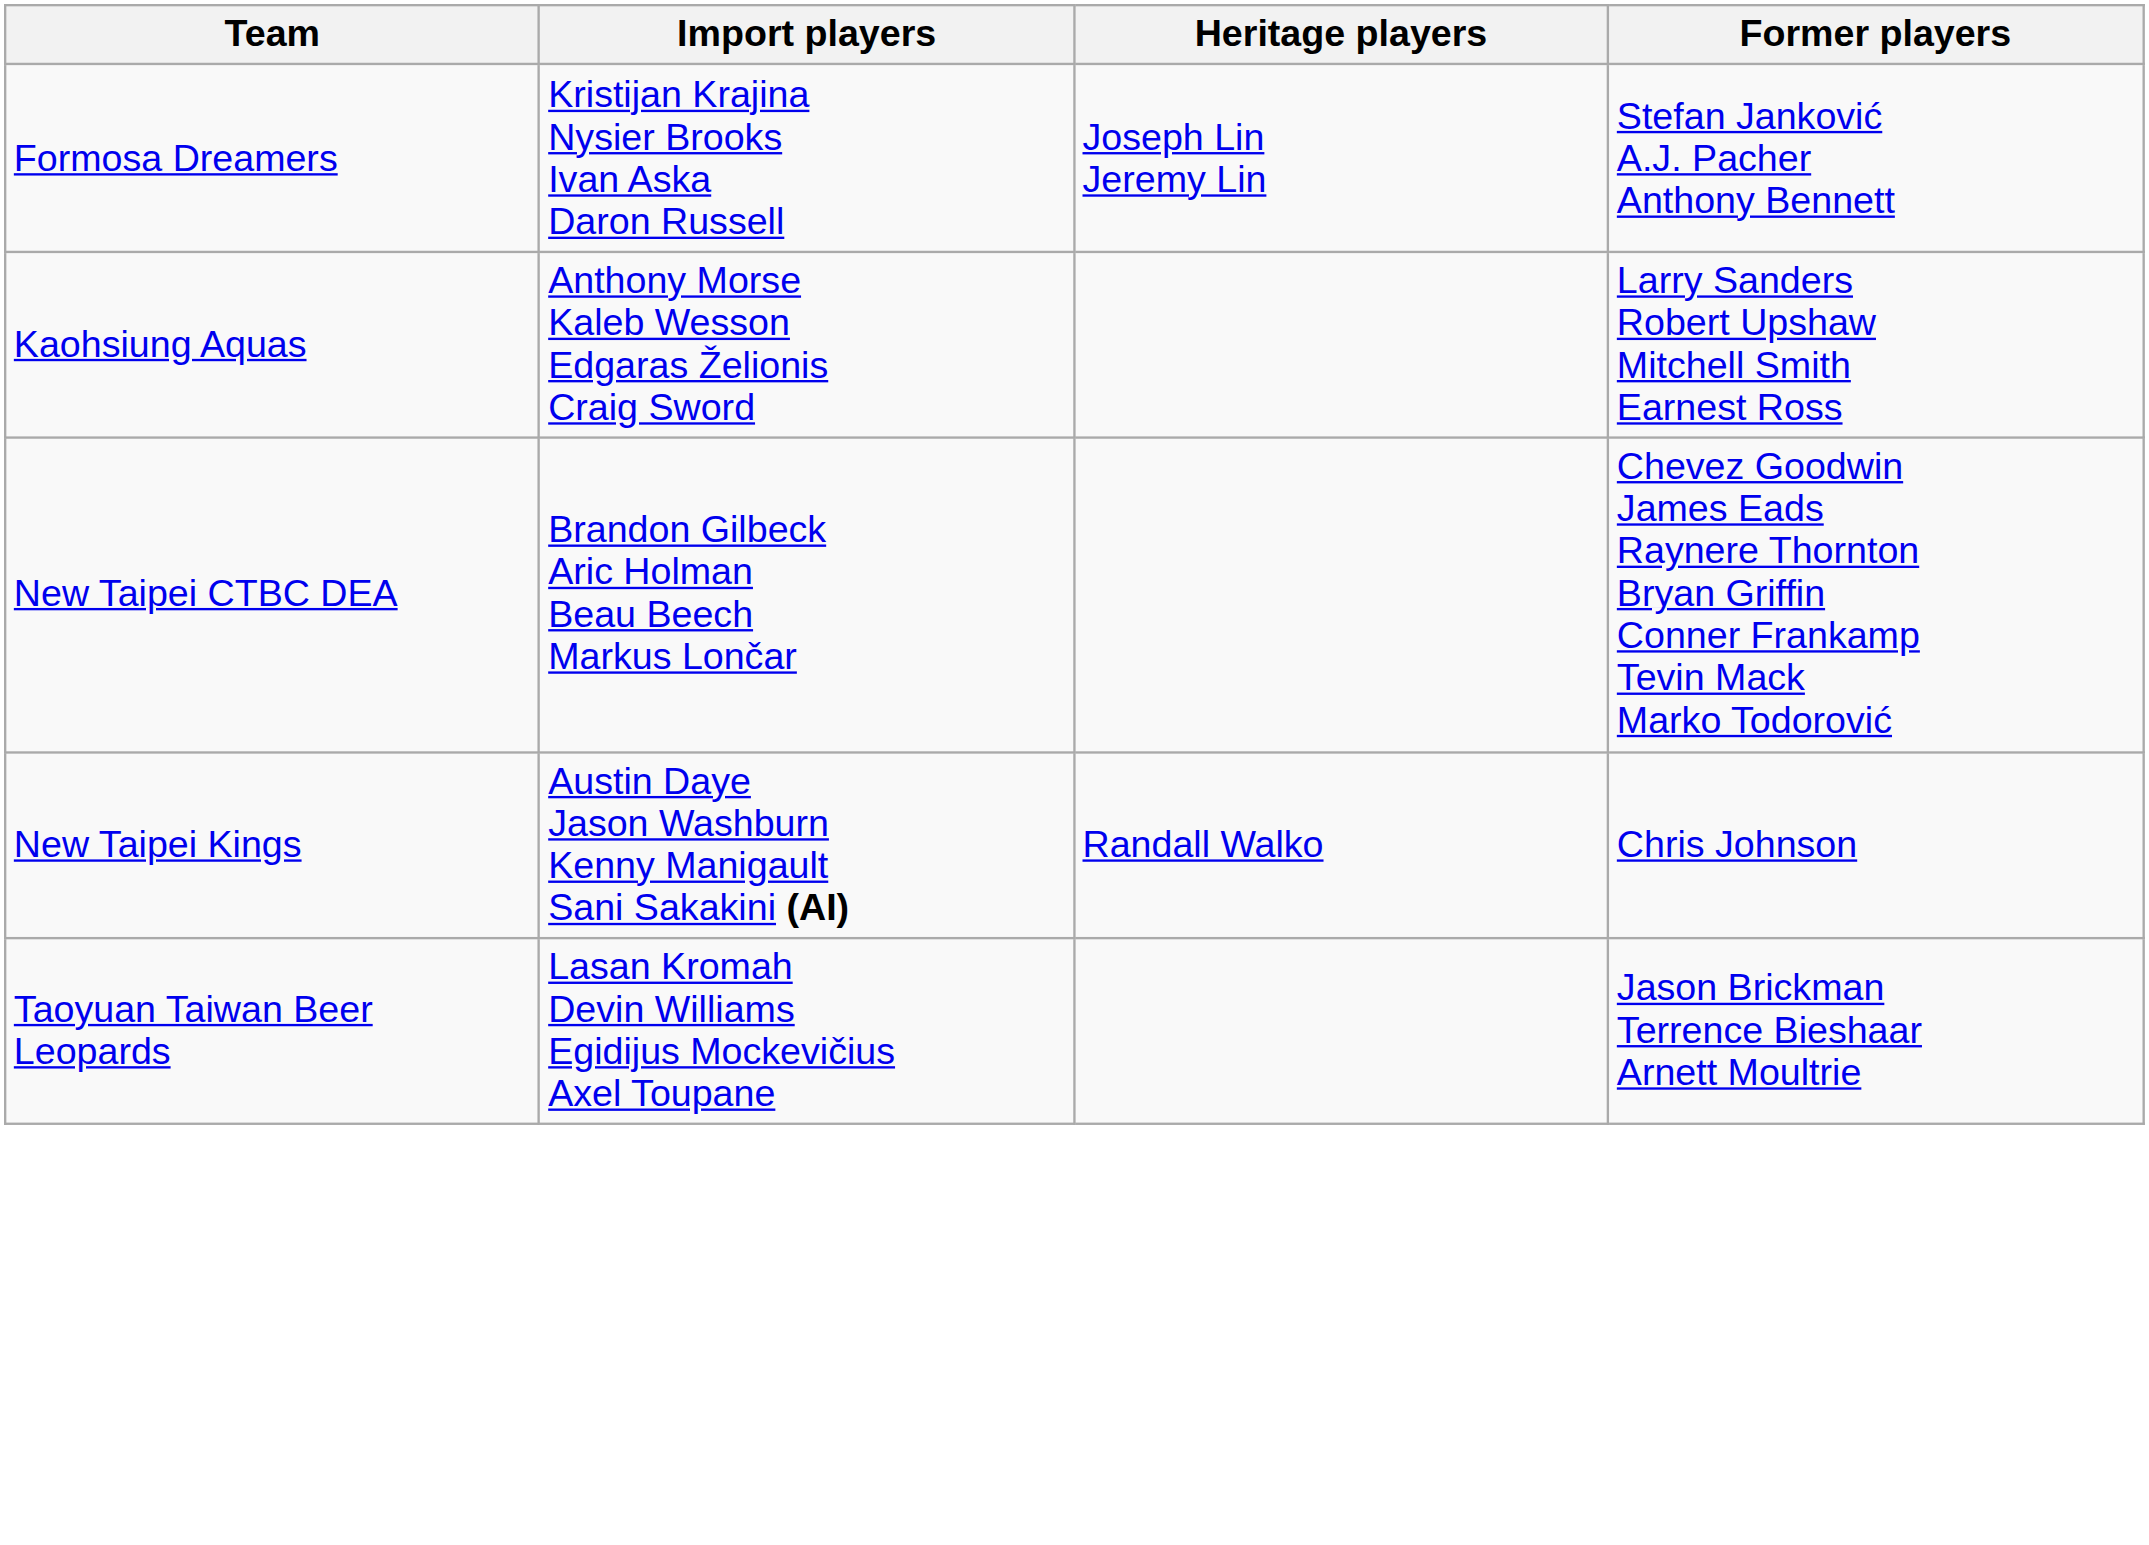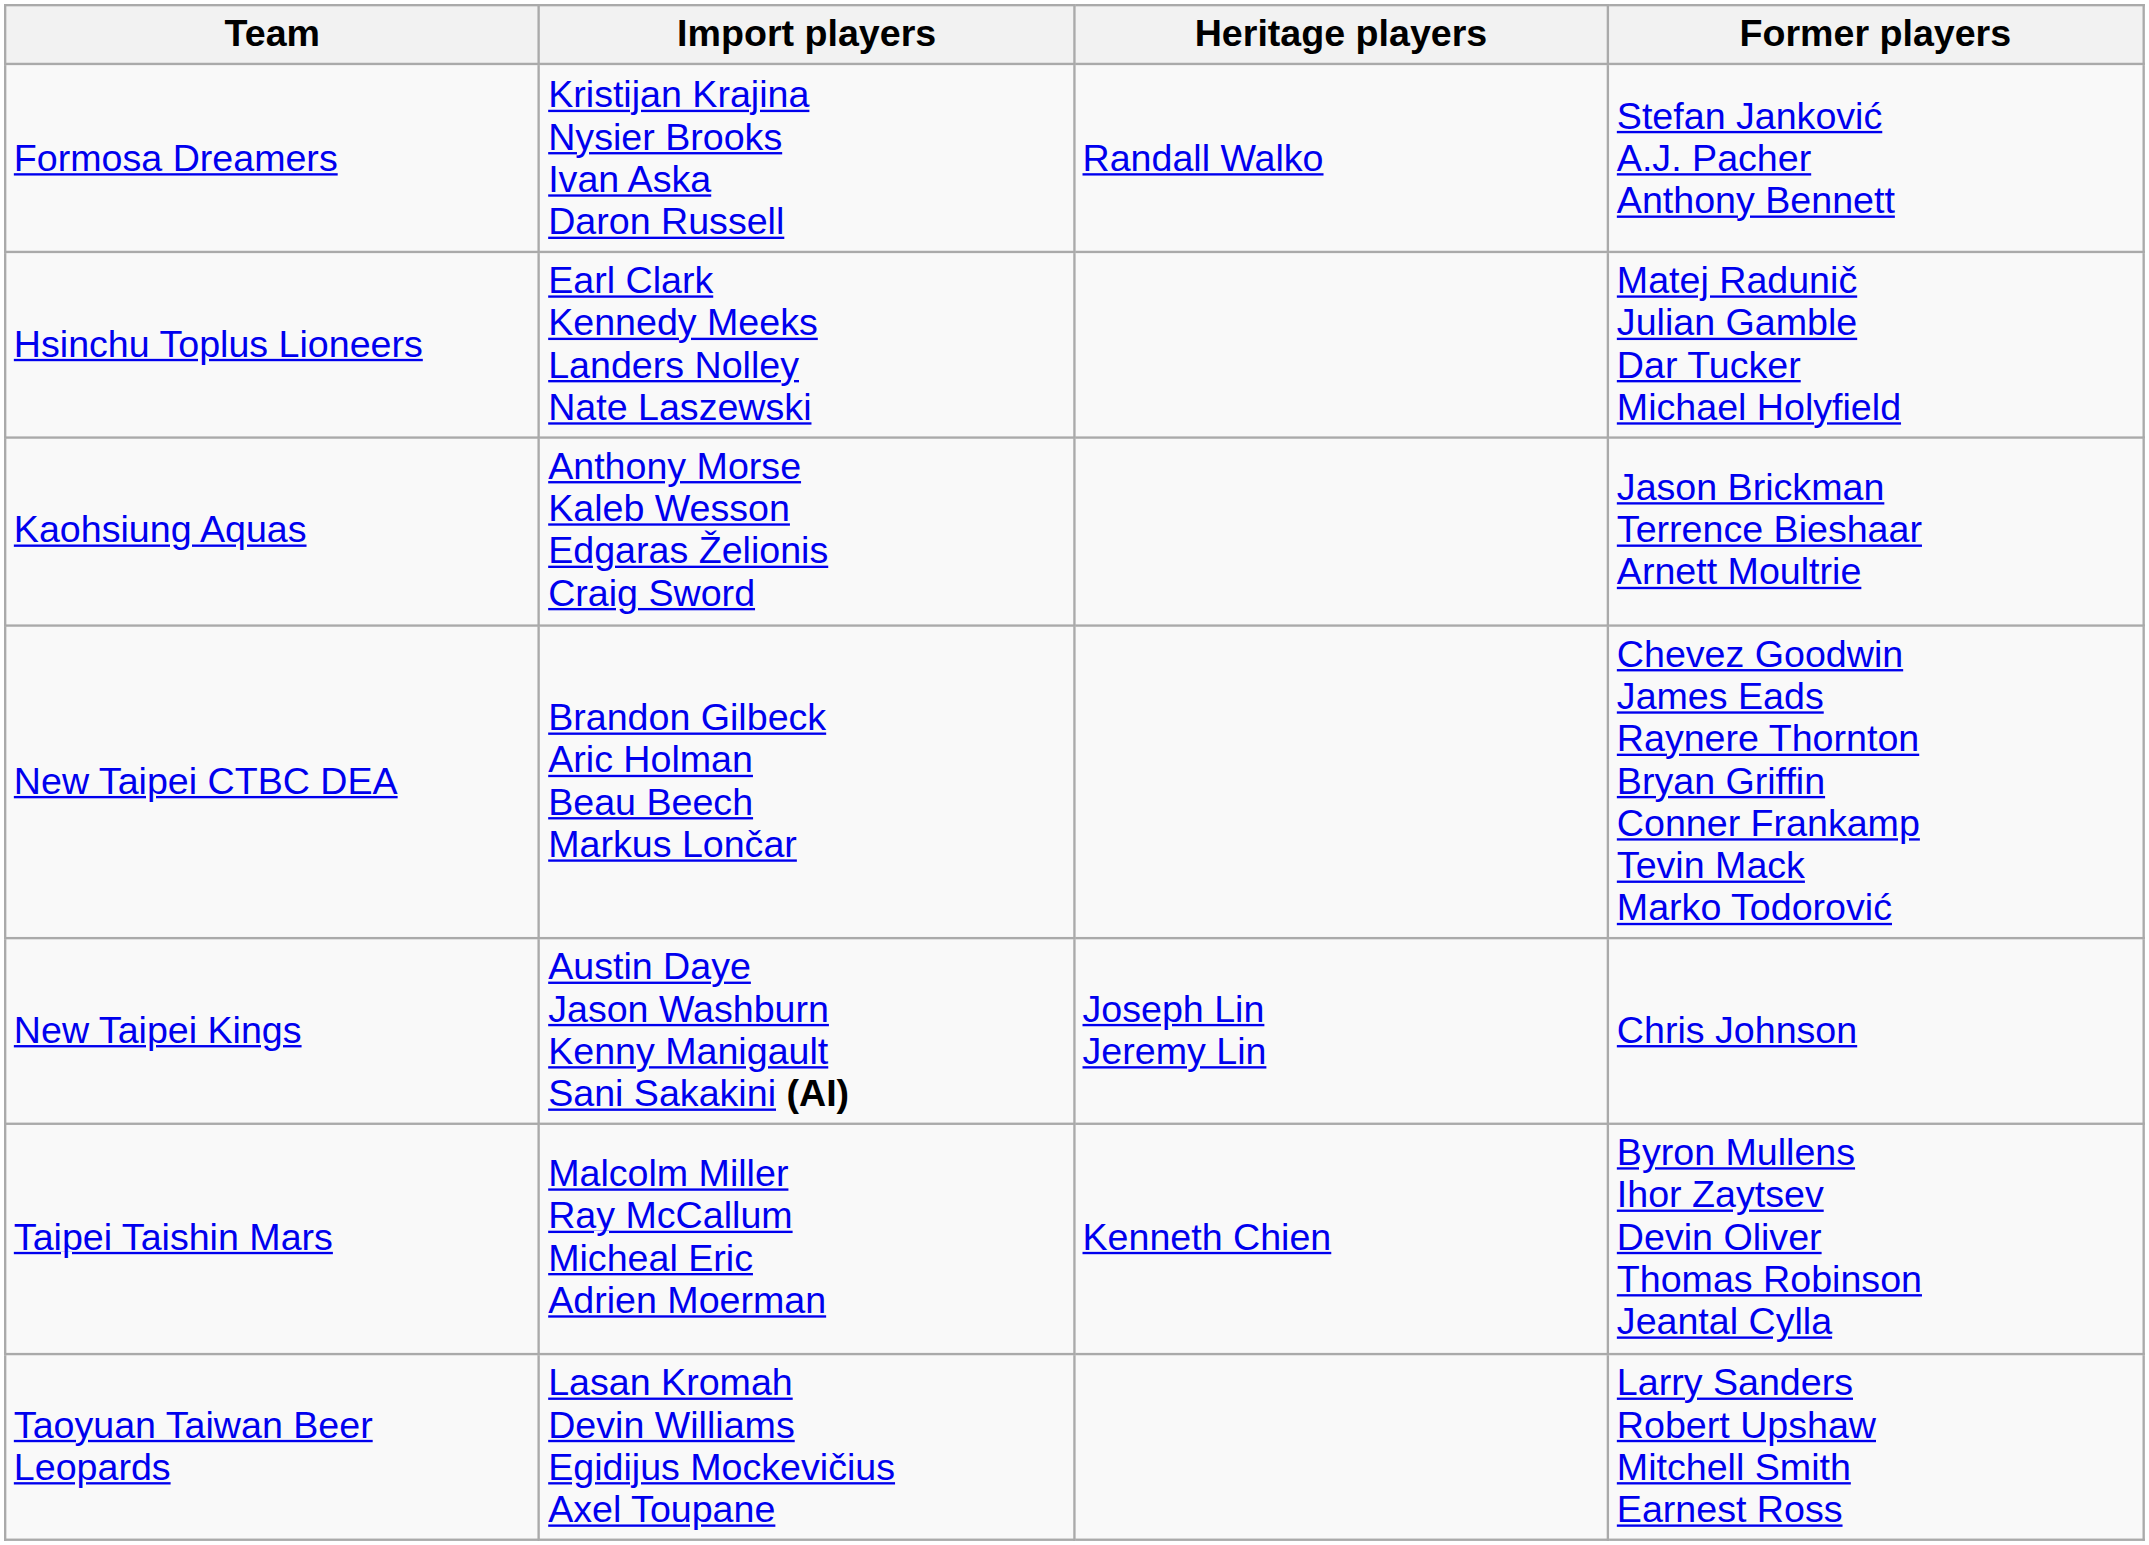(1174, 157) Joseph Lin Jeremy Lin -> (1203, 157) Randall Walko
+ row: (218, 343)
(1746, 343) Larry Sanders Robert Upshaw Mitchell Smith Earnest Ross -> (1769, 530) Jason Brickman Terrence Bieshaar Arnett Moultrie
(1203, 843) Randall Walko -> (1174, 1030) Joseph Lin Jeremy Lin
+ row: (173, 1238)
(1769, 1030) Jason Brickman Terrence Bieshaar Arnett Moultrie -> (1746, 1445) Larry Sanders Robert Upshaw Mitchell Smith Earnest Ross
